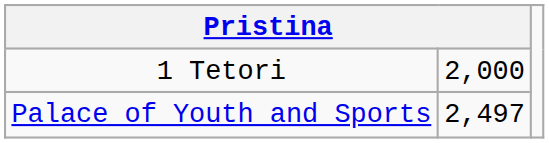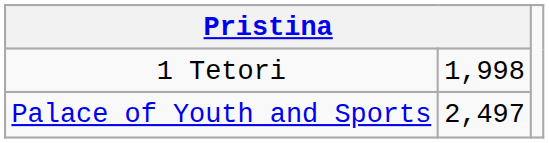(485, 71) 2,000 -> (485, 71) 1,998
